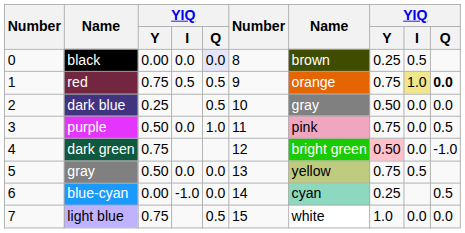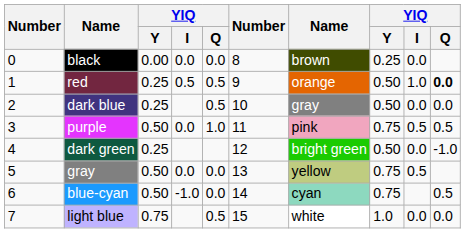(216, 60) lavender background -> (216, 60) no background
(417, 60) 0.5 -> (417, 60) 0.0
(155, 82) 0.75 -> (155, 82) 0.25
(387, 82) 0.75 -> (387, 82) 0.50
(417, 82) khaki background -> (417, 82) no background
(417, 127) 0.0 -> (417, 127) 0.5
(155, 149) 0.75 -> (155, 149) 0.25
(387, 149) pink background -> (387, 149) no background
(155, 194) 0.00 -> (155, 194) 0.50
(387, 194) 0.25 -> (387, 194) 0.75
